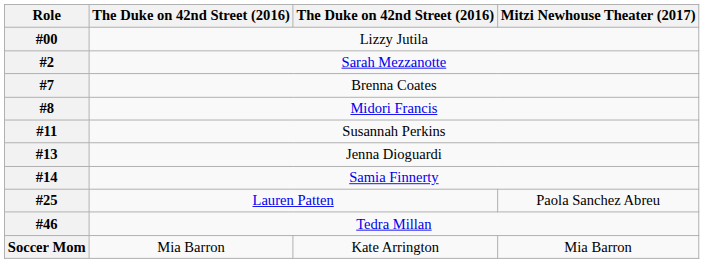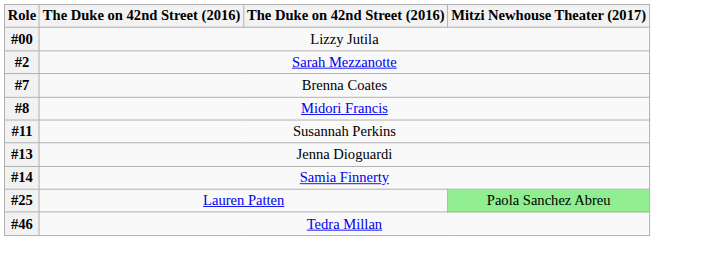(598, 200) no background -> (549, 200) lightgreen background
- row: (47, 246)
